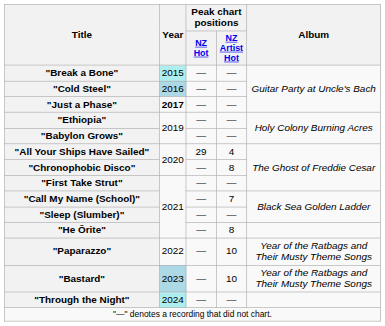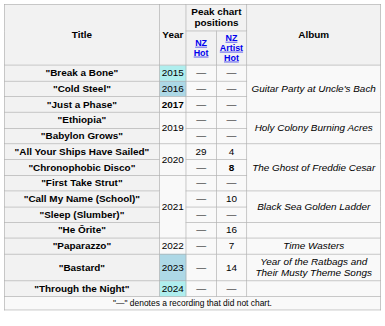(231, 167) normal -> (231, 167) bold
(231, 199) 7 -> (231, 199) 10
(231, 230) 8 -> (231, 230) 16
(231, 251) 10 -> (231, 246) 7
(314, 251) Year of the Ratbags and Their Musty Theme Songs -> (314, 246) Time Wasters
(231, 278) 10 -> (231, 267) 14
